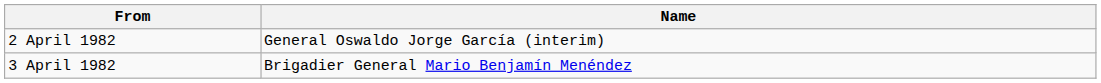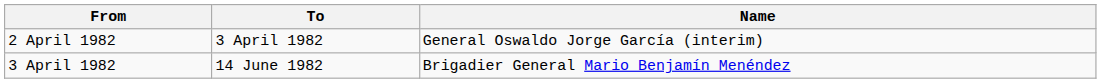+ column: (315, 17)
